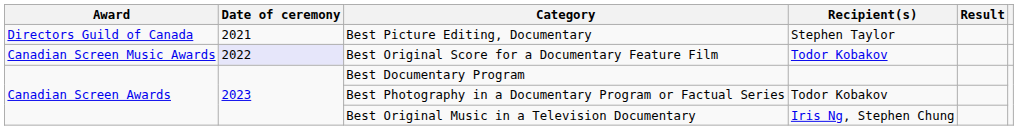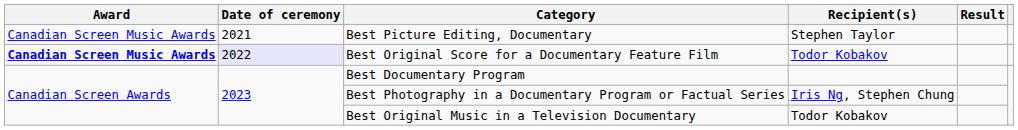(100, 35) Directors Guild of Canada -> (112, 35) Canadian Screen Music Awards
(112, 55) normal -> (112, 55) bold
(839, 95) Todor Kobakov -> (873, 95) Iris Ng, Stephen Chung
(873, 115) Iris Ng, Stephen Chung -> (839, 115) Todor Kobakov
